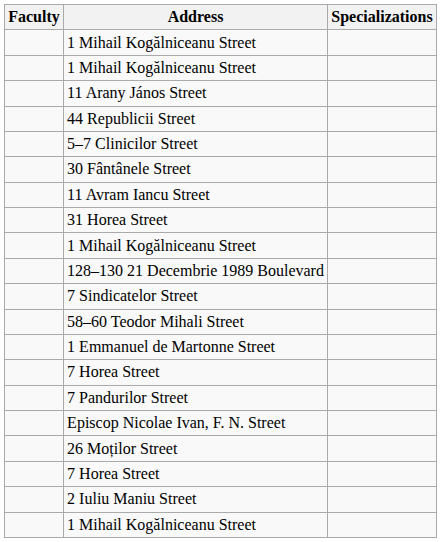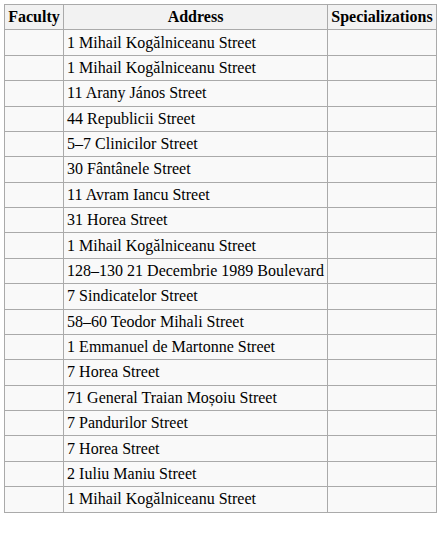+ row: (34, 398)
- row: (34, 423)
- row: (34, 449)
